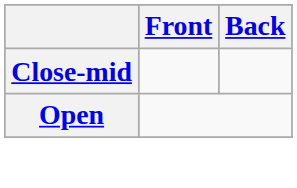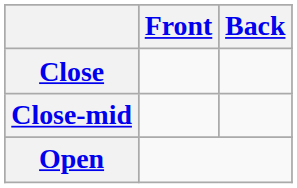+ row: (72, 70)
